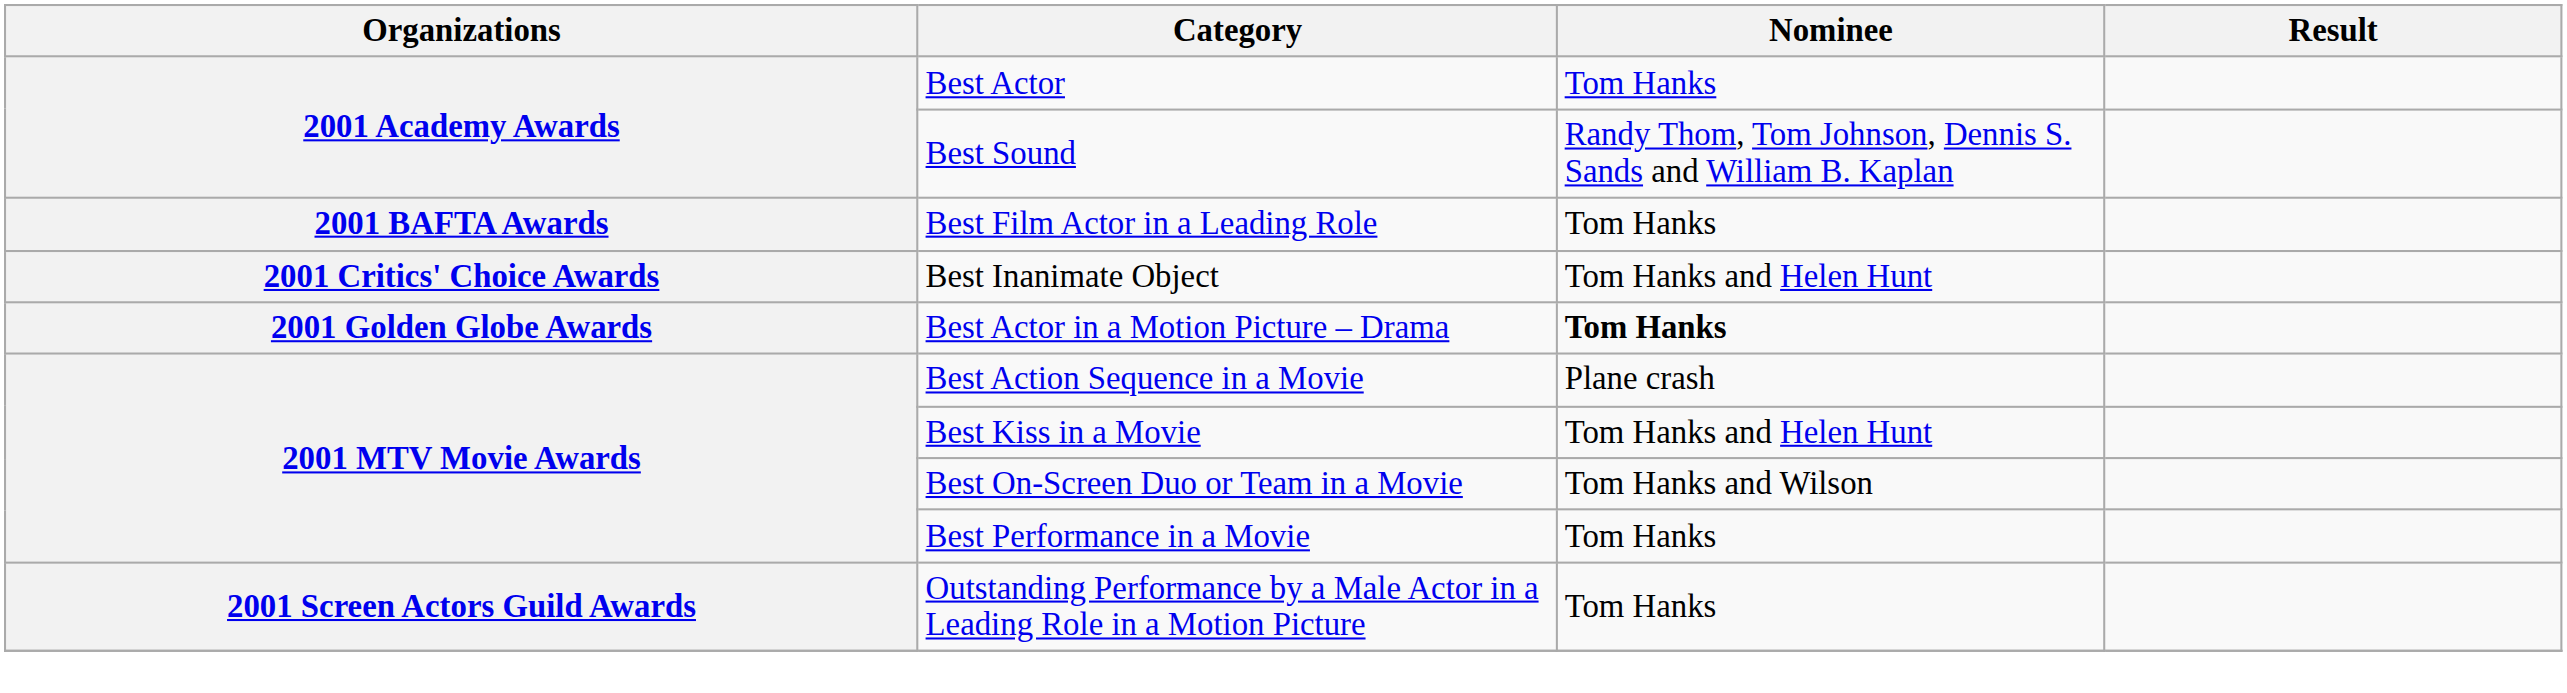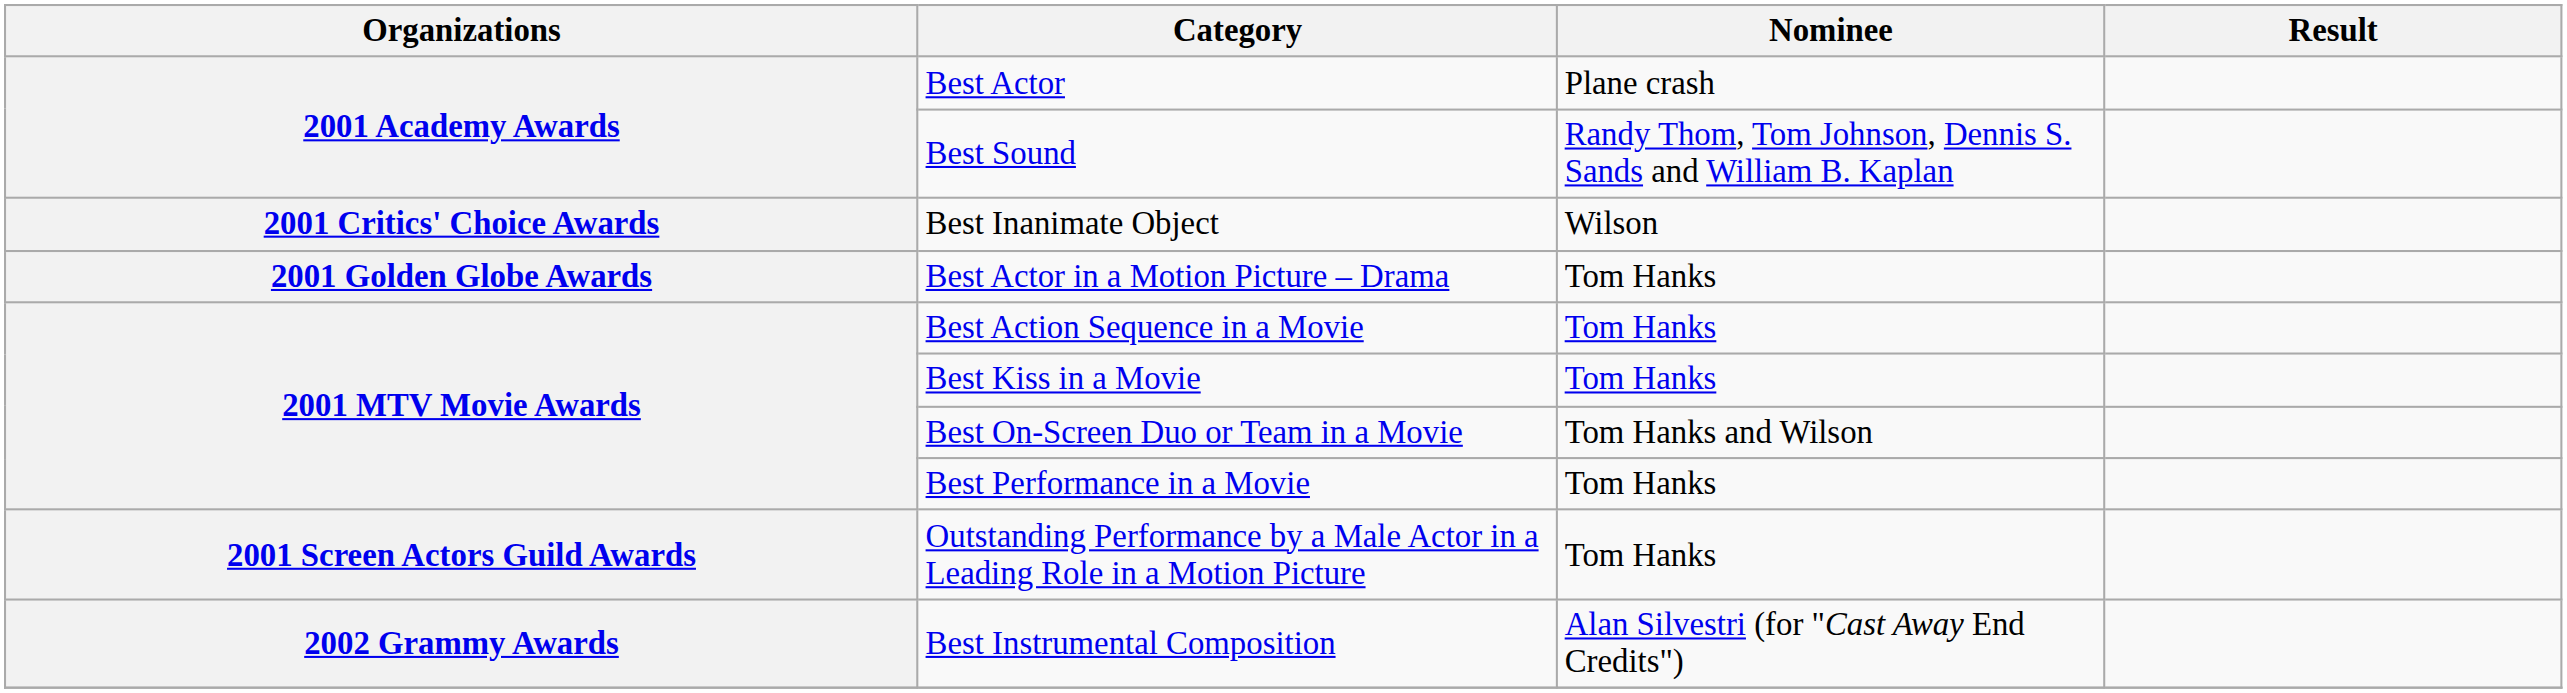(1640, 82) Tom Hanks -> (1640, 82) Plane crash
- row: (1152, 223)
(1748, 275) Tom Hanks and Helen Hunt -> (1611, 223) Wilson
(1646, 327) bold -> (1640, 275) normal
(1640, 379) Plane crash -> (1640, 327) Tom Hanks
(1748, 431) Tom Hanks and Helen Hunt -> (1640, 379) Tom Hanks
+ row: (1131, 642)
